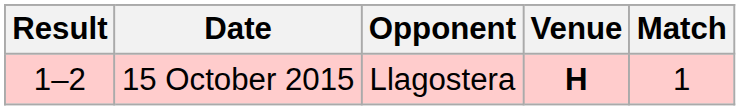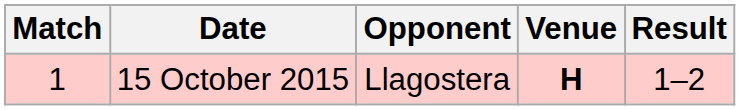columns swapped: (682, 29) <-> (60, 29)
